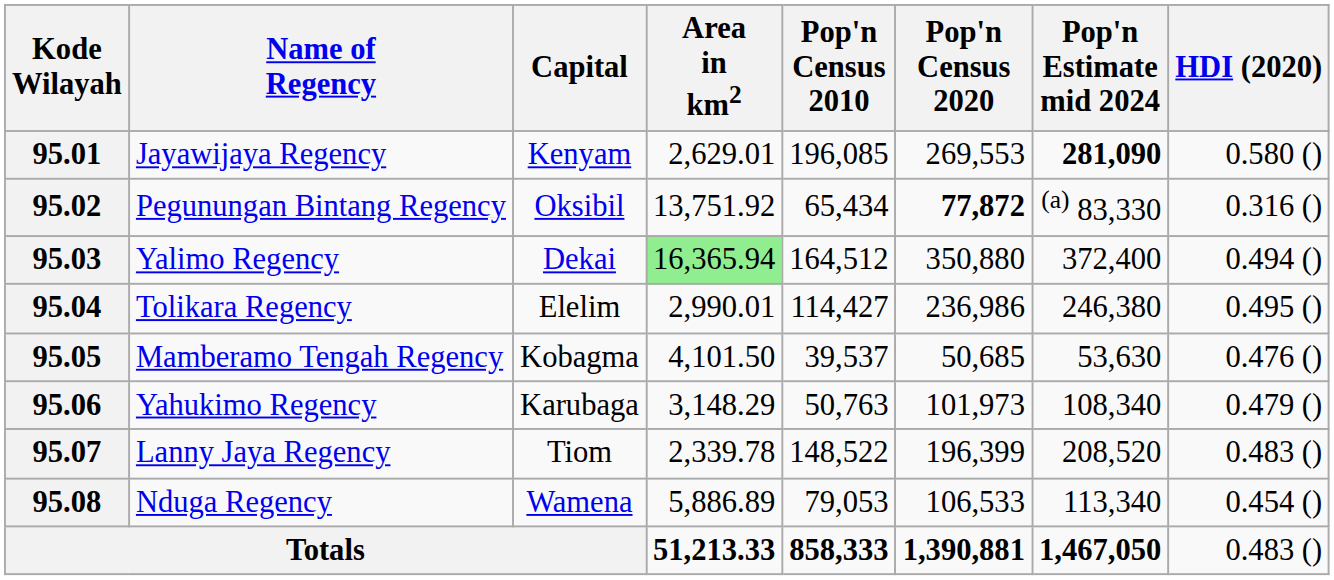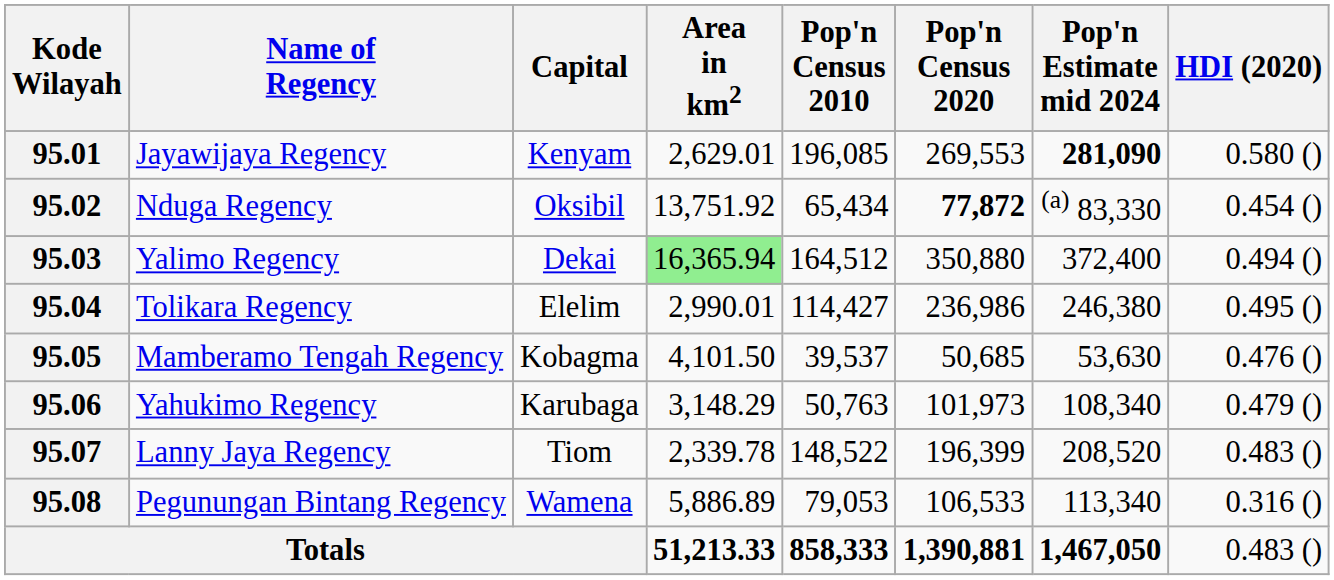(321, 206) Pegunungan Bintang Regency -> (234, 206) Nduga Regency
(1274, 206) 0.316 () -> (1274, 206) 0.454 ()
(234, 501) Nduga Regency -> (321, 501) Pegunungan Bintang Regency
(1274, 501) 0.454 () -> (1274, 501) 0.316 ()
